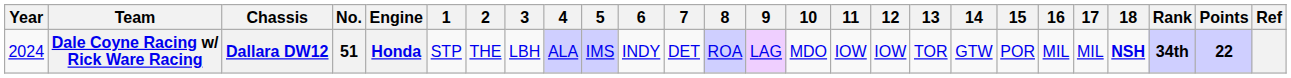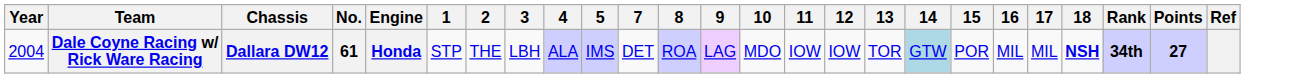- column: (641, 17)
(26, 51) 2024 -> (26, 51) 2004
(349, 51) 51 -> (349, 51) 61
(974, 51) no background -> (928, 51) lightblue background
(1224, 51) 22 -> (1178, 51) 27
